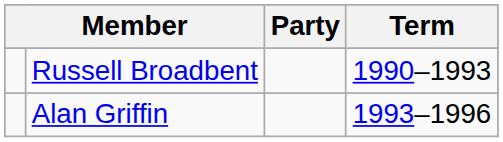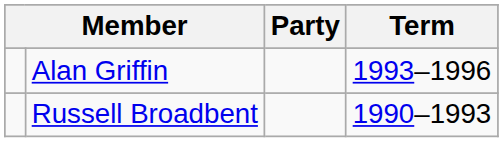rows swapped: (145, 70) <-> (100, 114)
